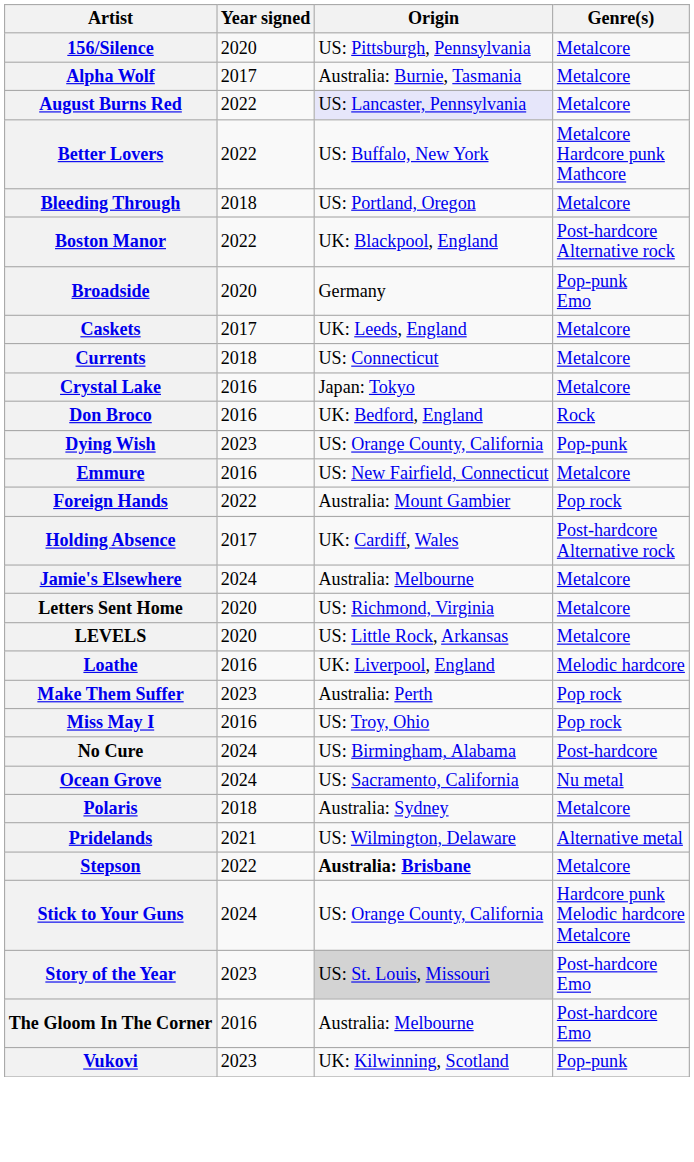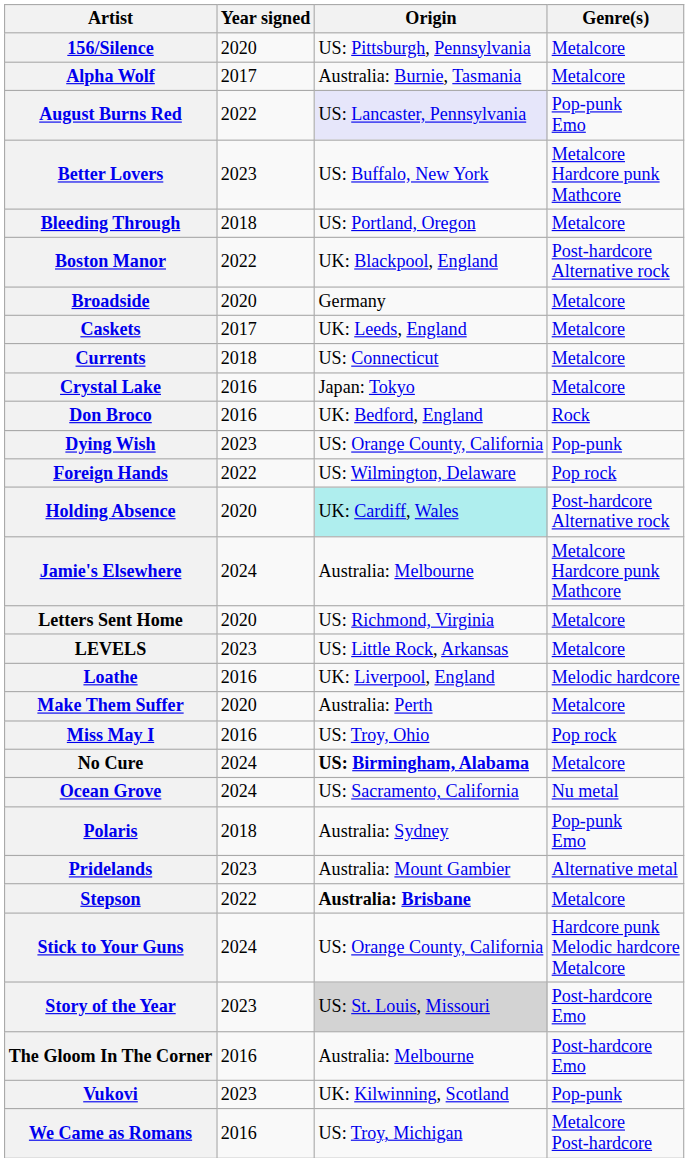(594, 104) Metalcore -> (587, 115) Pop-punk Emo
(239, 153) 2022 -> (239, 174) 2023
(592, 290) Pop-punk Emo -> (588, 300) Metalcore
- row: (111, 472)
(414, 501) Australia: Mount Gambier -> (417, 472) US: Wilmington, Delaware
(239, 540) 2017 -> (239, 511) 2020
(389, 540) no background -> (389, 511) paleturquoise background
(594, 579) Metalcore -> (606, 570) Metalcore Hardcore punk Mathcore
(239, 636) 2020 -> (239, 648) 2023
(239, 694) 2023 -> (239, 706) 2020
(589, 694) Pop rock -> (588, 706) Metalcore
(417, 751) normal -> (424, 763) bold
(607, 751) Post-hardcore -> (588, 763) Metalcore
(594, 808) Metalcore -> (587, 830) Pop-punk Emo
(239, 837) 2021 -> (239, 869) 2023
(417, 837) US: Wilmington, Delaware -> (414, 869) Australia: Mount Gambier
+ row: (111, 1133)
